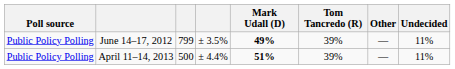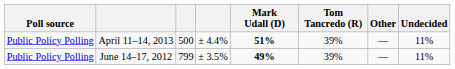rows swapped: (136, 56) <-> (136, 40)
